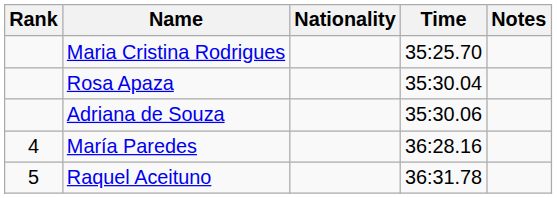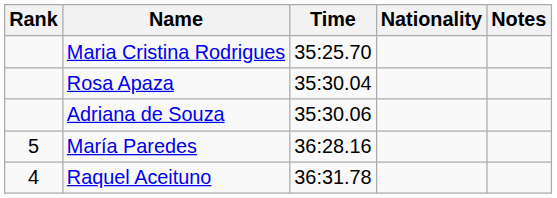columns swapped: (345, 20) <-> (444, 20)
(33, 146) 4 -> (33, 146) 5
(33, 177) 5 -> (33, 177) 4
